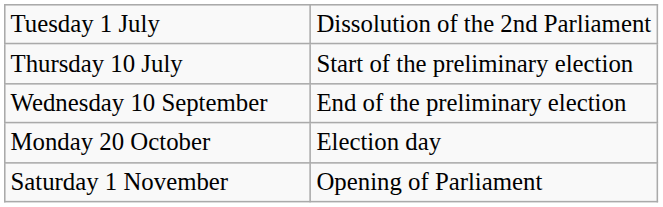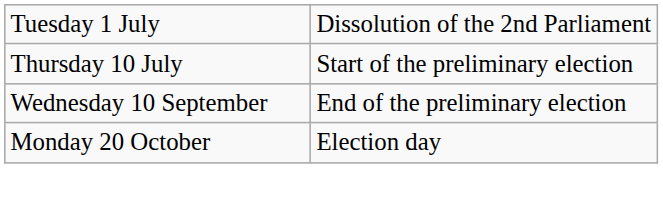- row: (119, 181)
